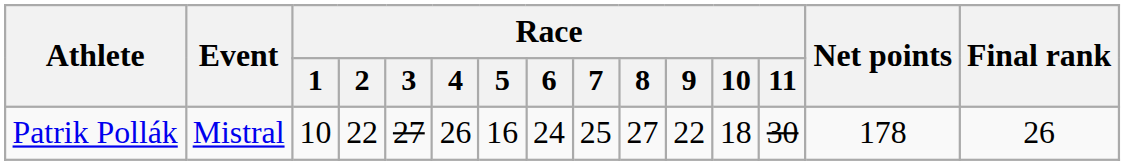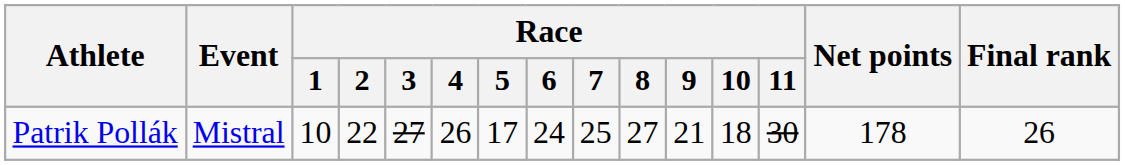(502, 133) 16 -> (502, 133) 17
(689, 133) 22 -> (689, 133) 21
